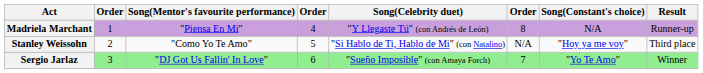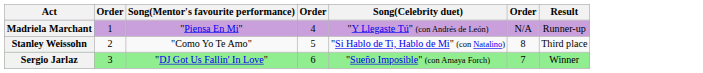- column: (593, 12)
(523, 28) 8 -> (523, 28) N/A
(523, 44) N/A -> (523, 44) 8
